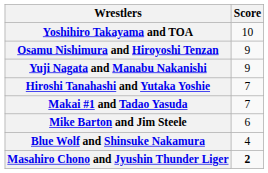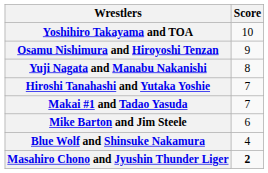(247, 68) 9 -> (247, 68) 8
